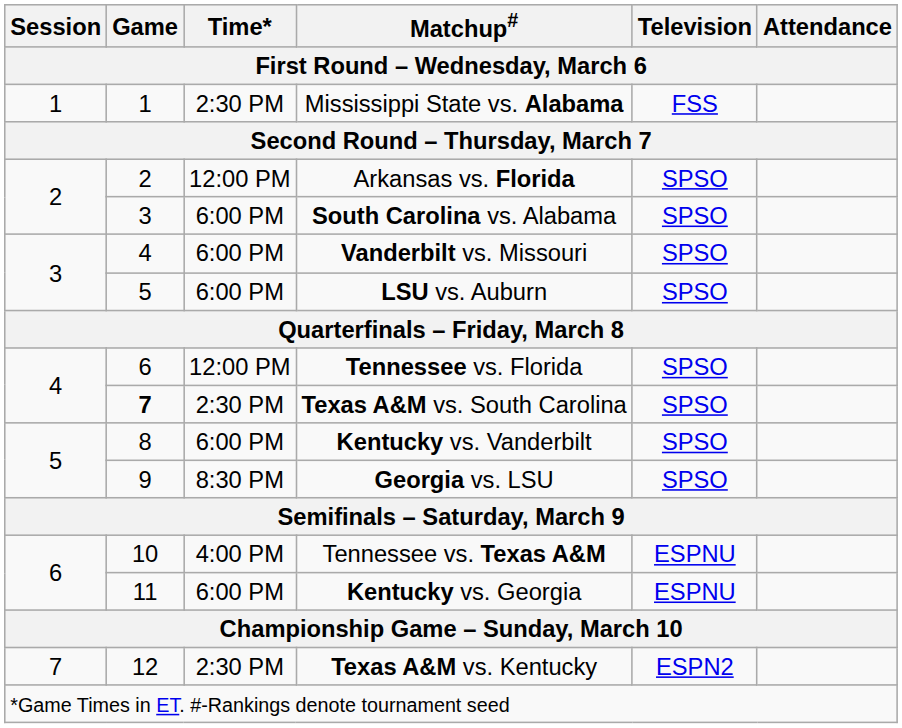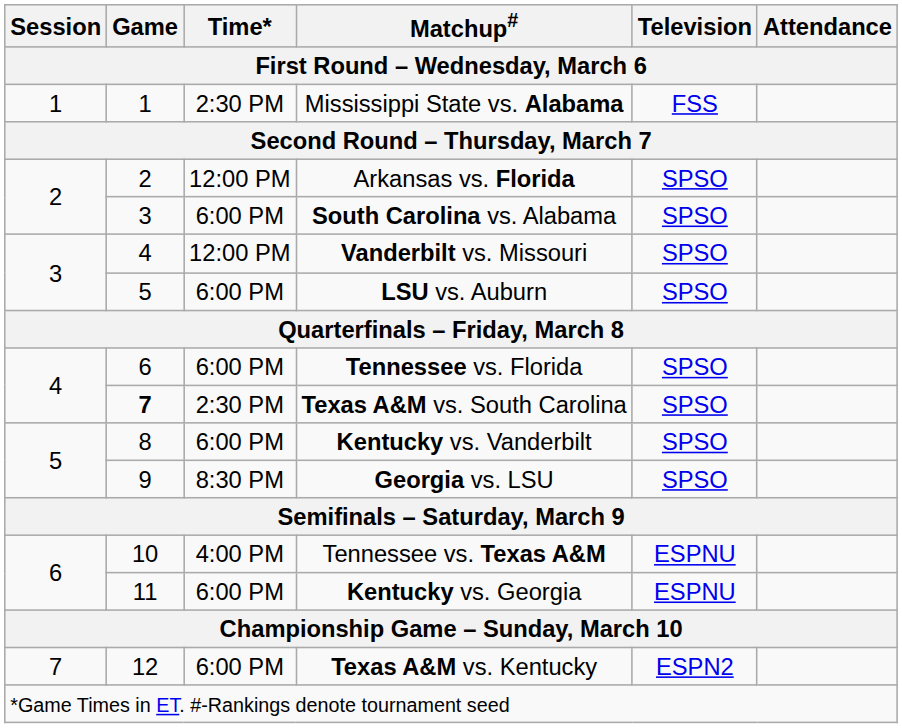(240, 254) 6:00 PM -> (240, 254) 12:00 PM
(240, 366) 12:00 PM -> (240, 366) 6:00 PM
(240, 667) 2:30 PM -> (240, 667) 6:00 PM
